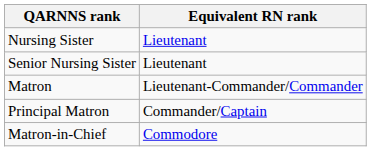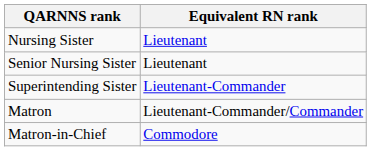+ row: (72, 87)
- row: (59, 110)
